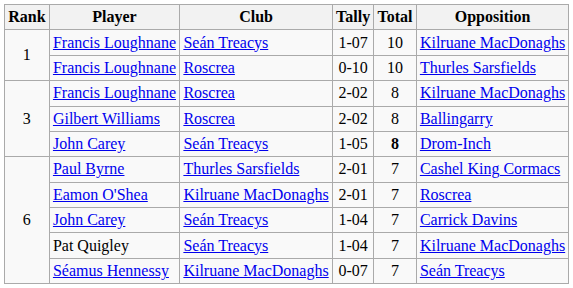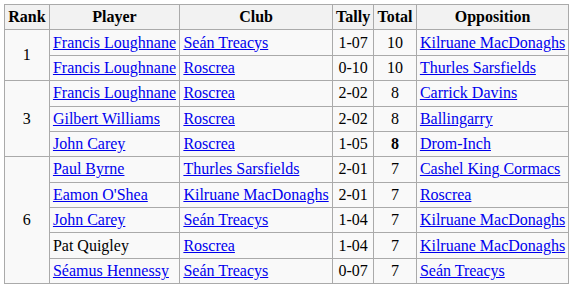(493, 93) Kilruane MacDonaghs -> (469, 93) Carrick Davins
(226, 144) Seán Treacys -> (209, 144) Roscrea
(469, 220) Carrick Davins -> (493, 220) Kilruane MacDonaghs
(226, 245) Seán Treacys -> (209, 245) Roscrea
(256, 270) Kilruane MacDonaghs -> (226, 270) Seán Treacys
